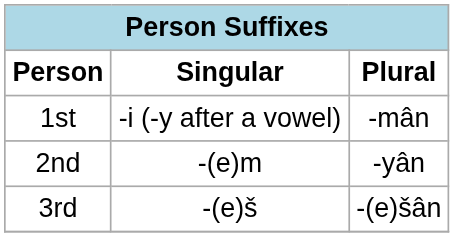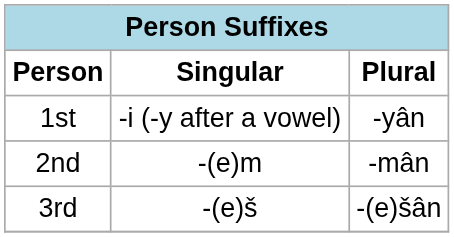(399, 117) -mân -> (399, 117) -yân
(399, 163) -yân -> (399, 163) -mân
